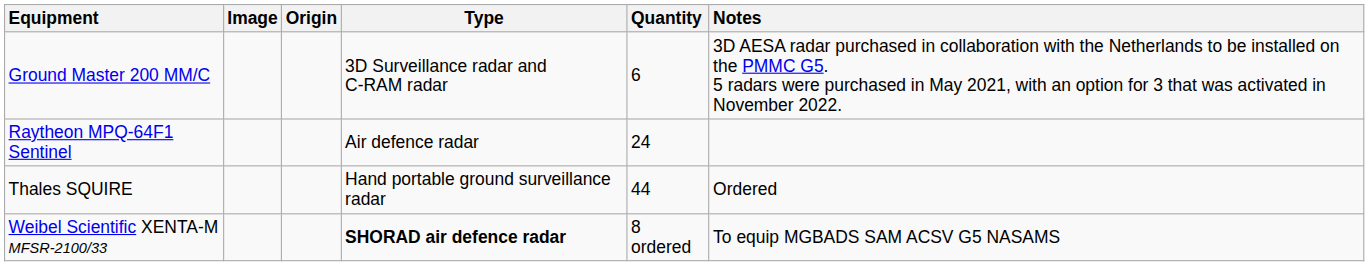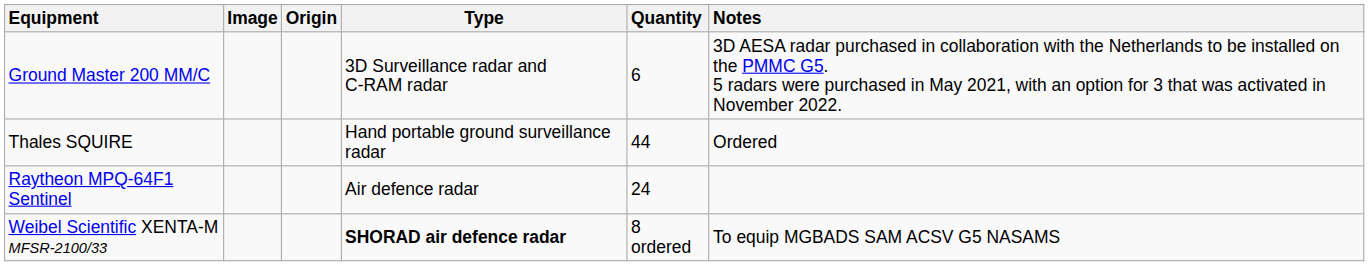rows swapped: (71, 189) <-> (91, 142)
